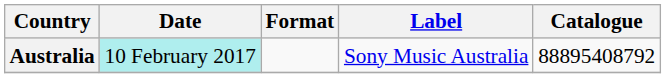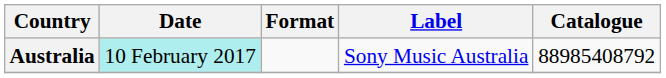(597, 55) 88895408792 -> (597, 55) 88985408792
